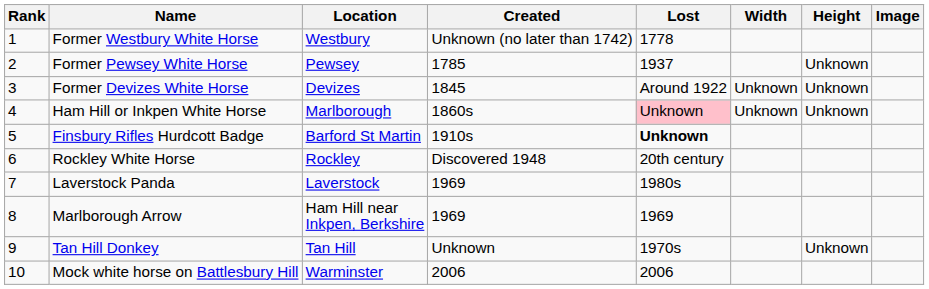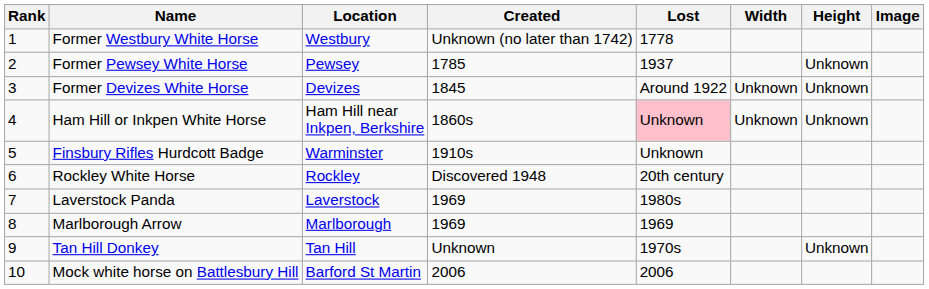(348, 112) Marlborough -> (365, 120) Ham Hill near Inkpen, Berkshire
(363, 136) Barford St Martin -> (344, 152) Warminster
(674, 136) bold -> (671, 152) normal
(365, 216) Ham Hill near Inkpen, Berkshire -> (348, 224) Marlborough
(344, 272) Warminster -> (363, 272) Barford St Martin
